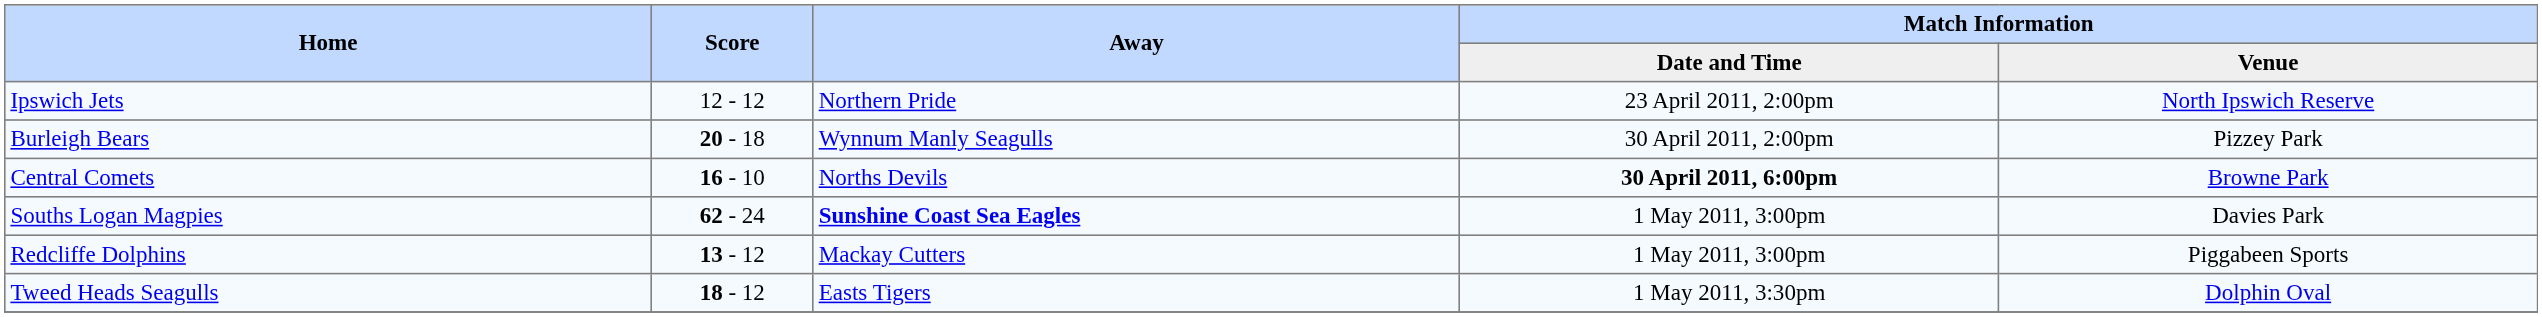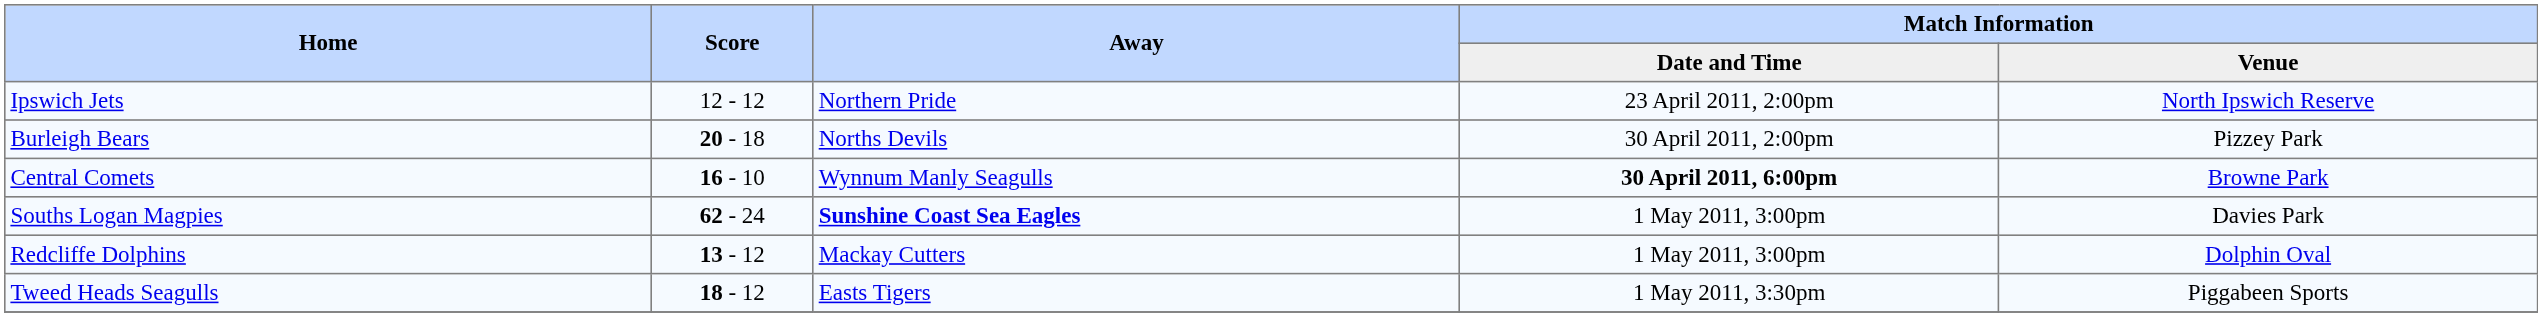(936, 138) Wynnum Manly Seagulls -> (883, 138) Norths Devils
(883, 177) Norths Devils -> (936, 177) Wynnum Manly Seagulls
(2268, 254) Piggabeen Sports -> (2268, 254) Dolphin Oval
(2268, 292) Dolphin Oval -> (2268, 292) Piggabeen Sports
